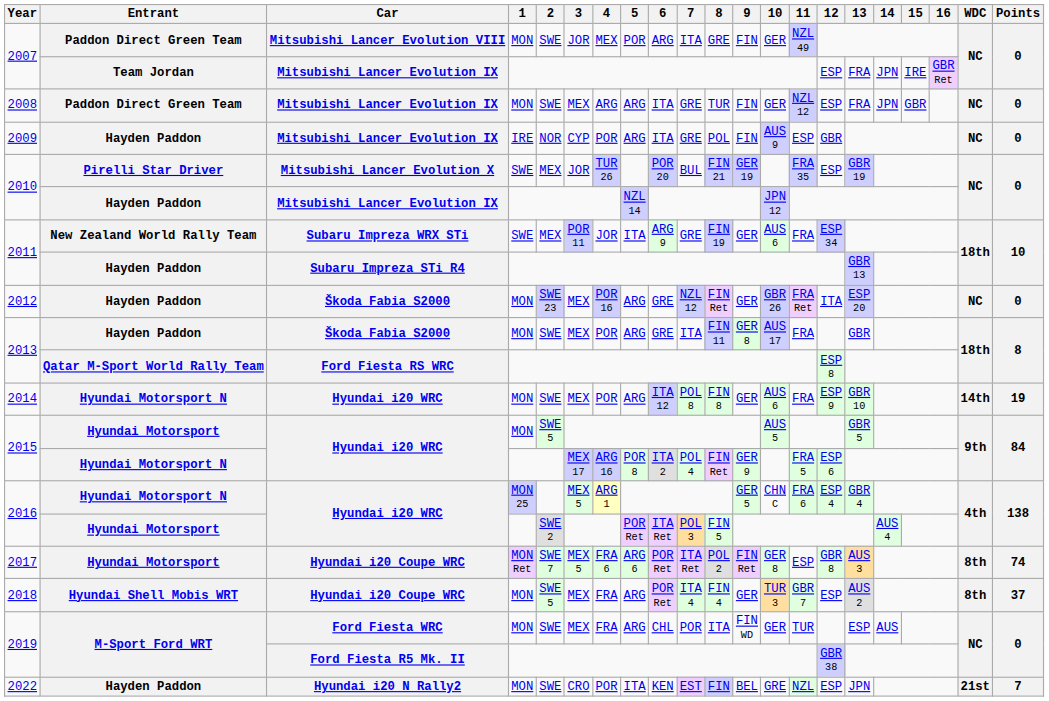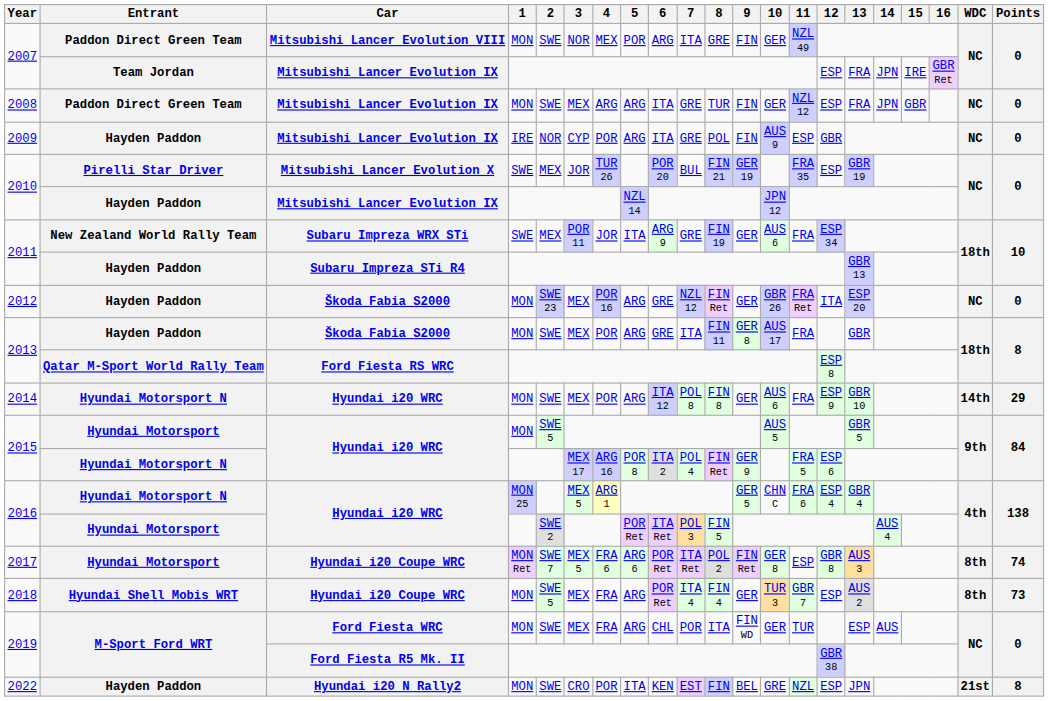(578, 40) JOR -> (578, 40) NOR
(1018, 399) 19 -> (1018, 399) 29
(1018, 595) 37 -> (1018, 595) 73
(1018, 686) 7 -> (1018, 686) 8
